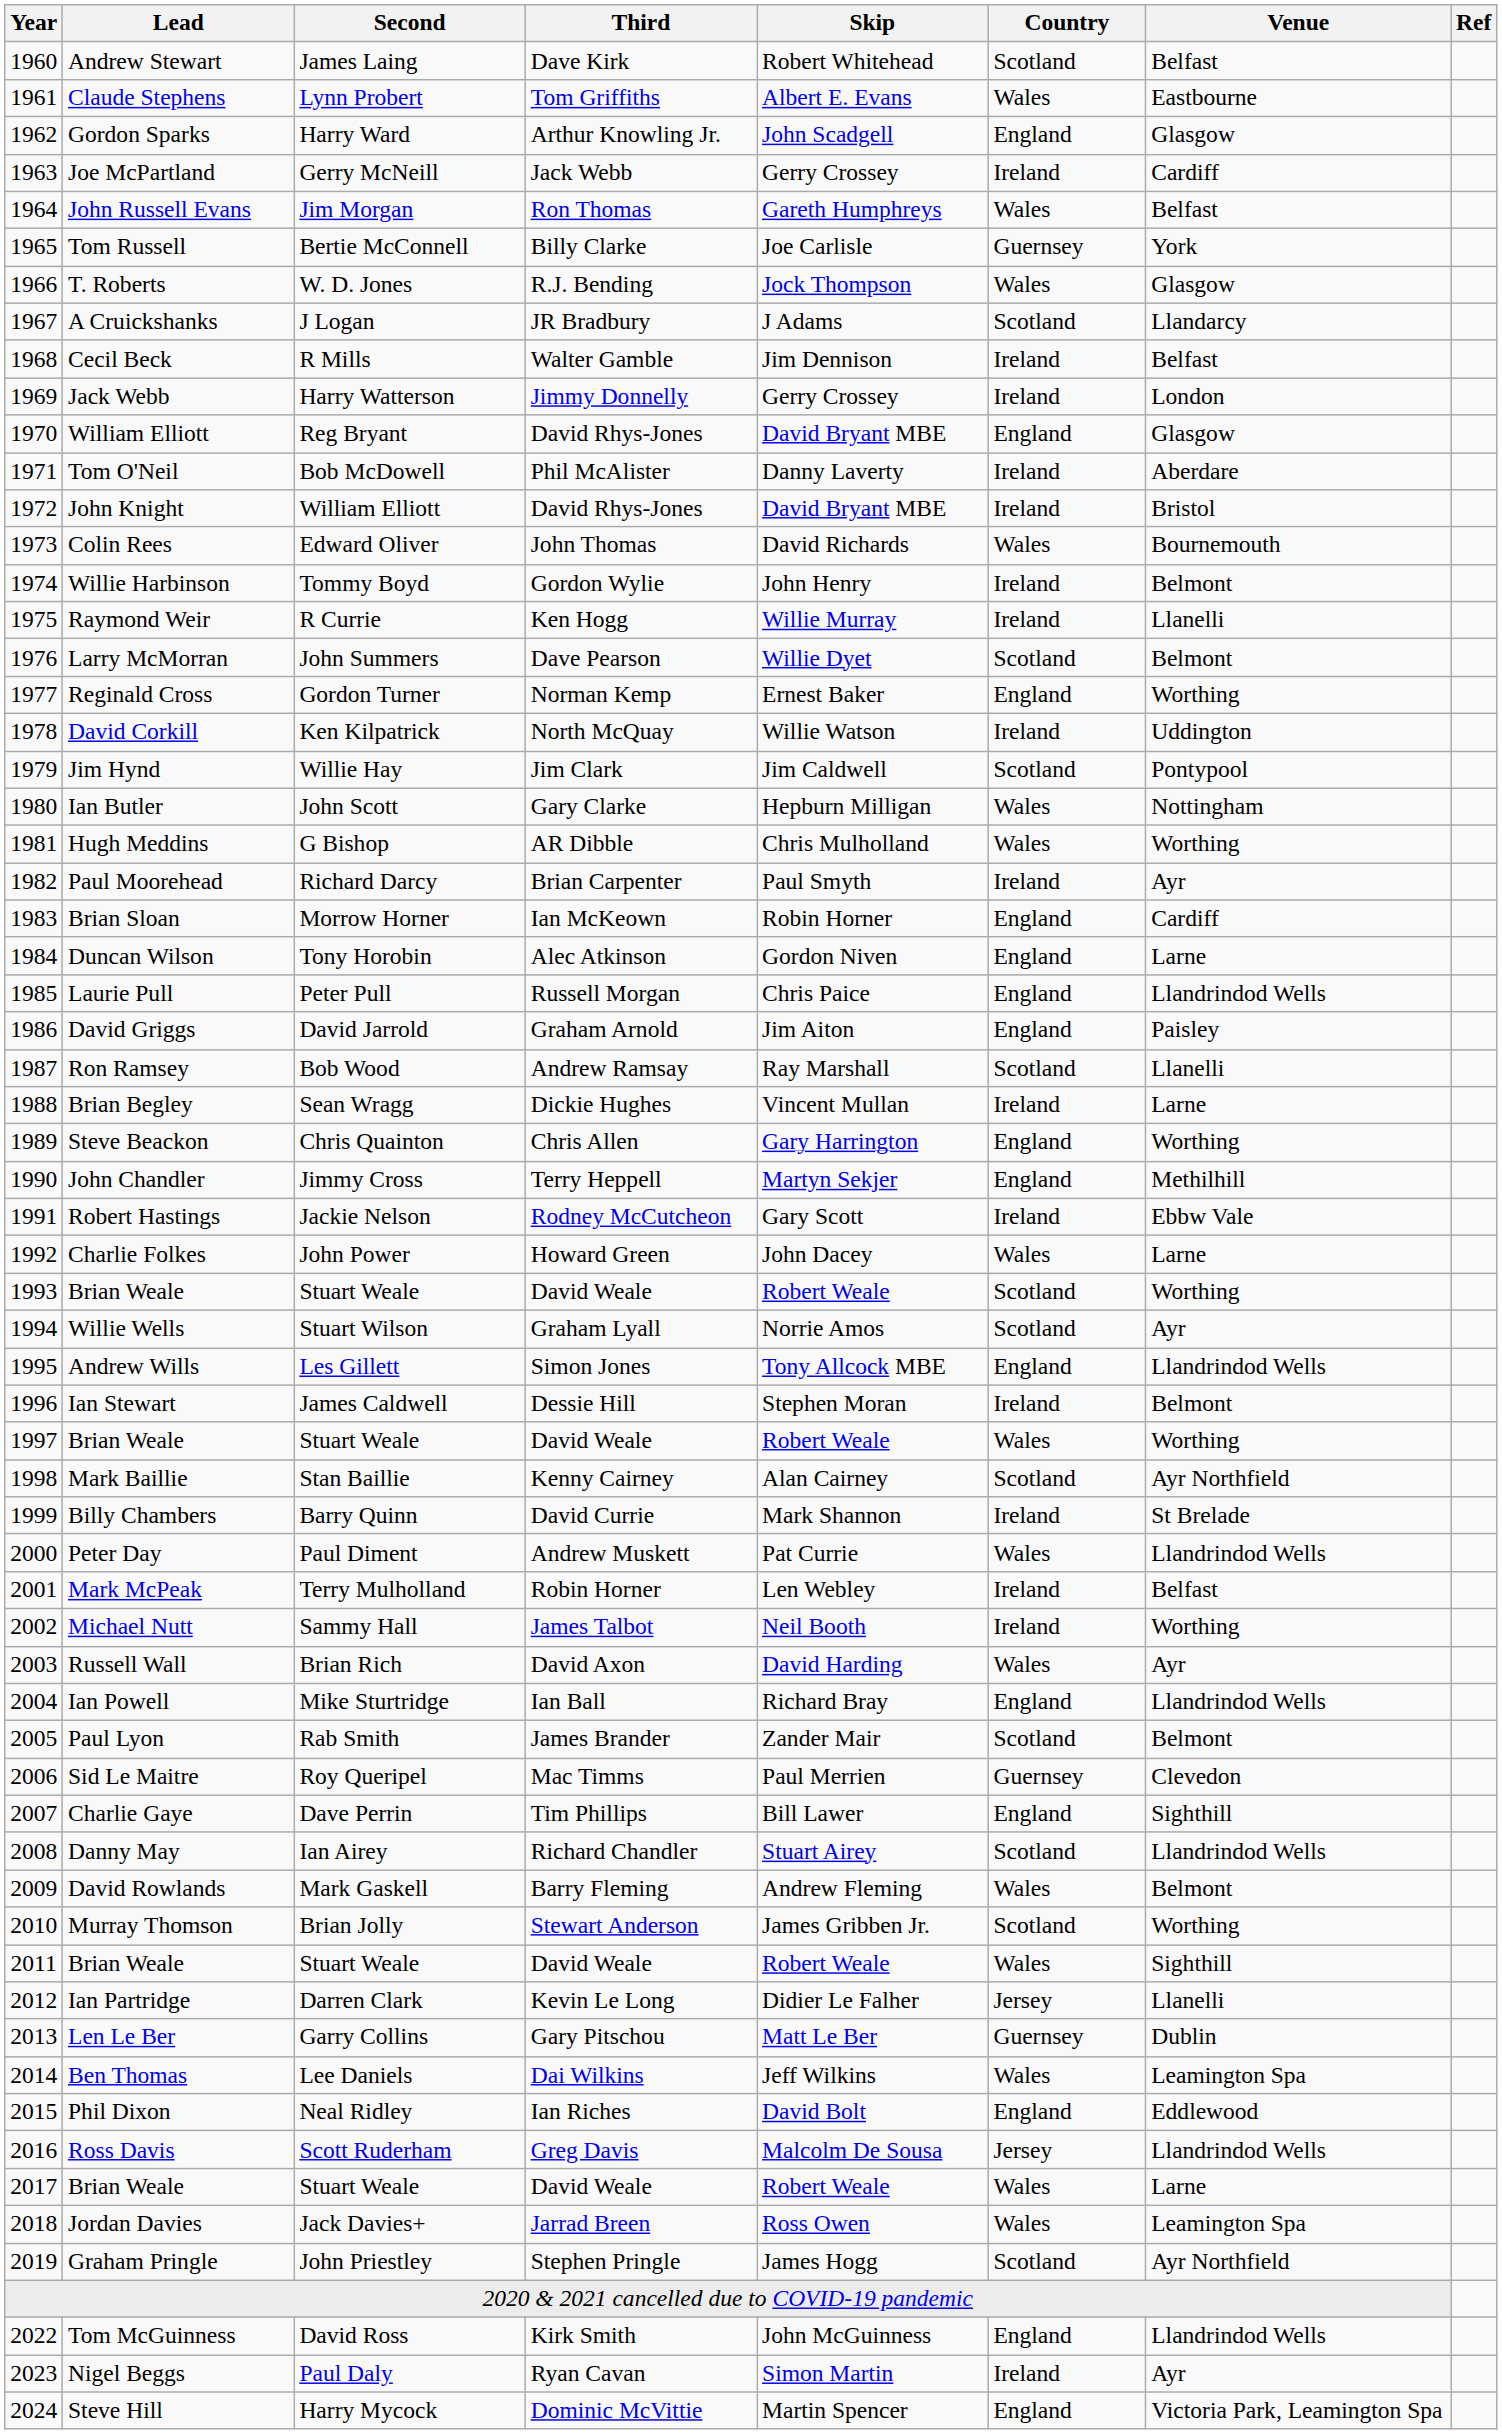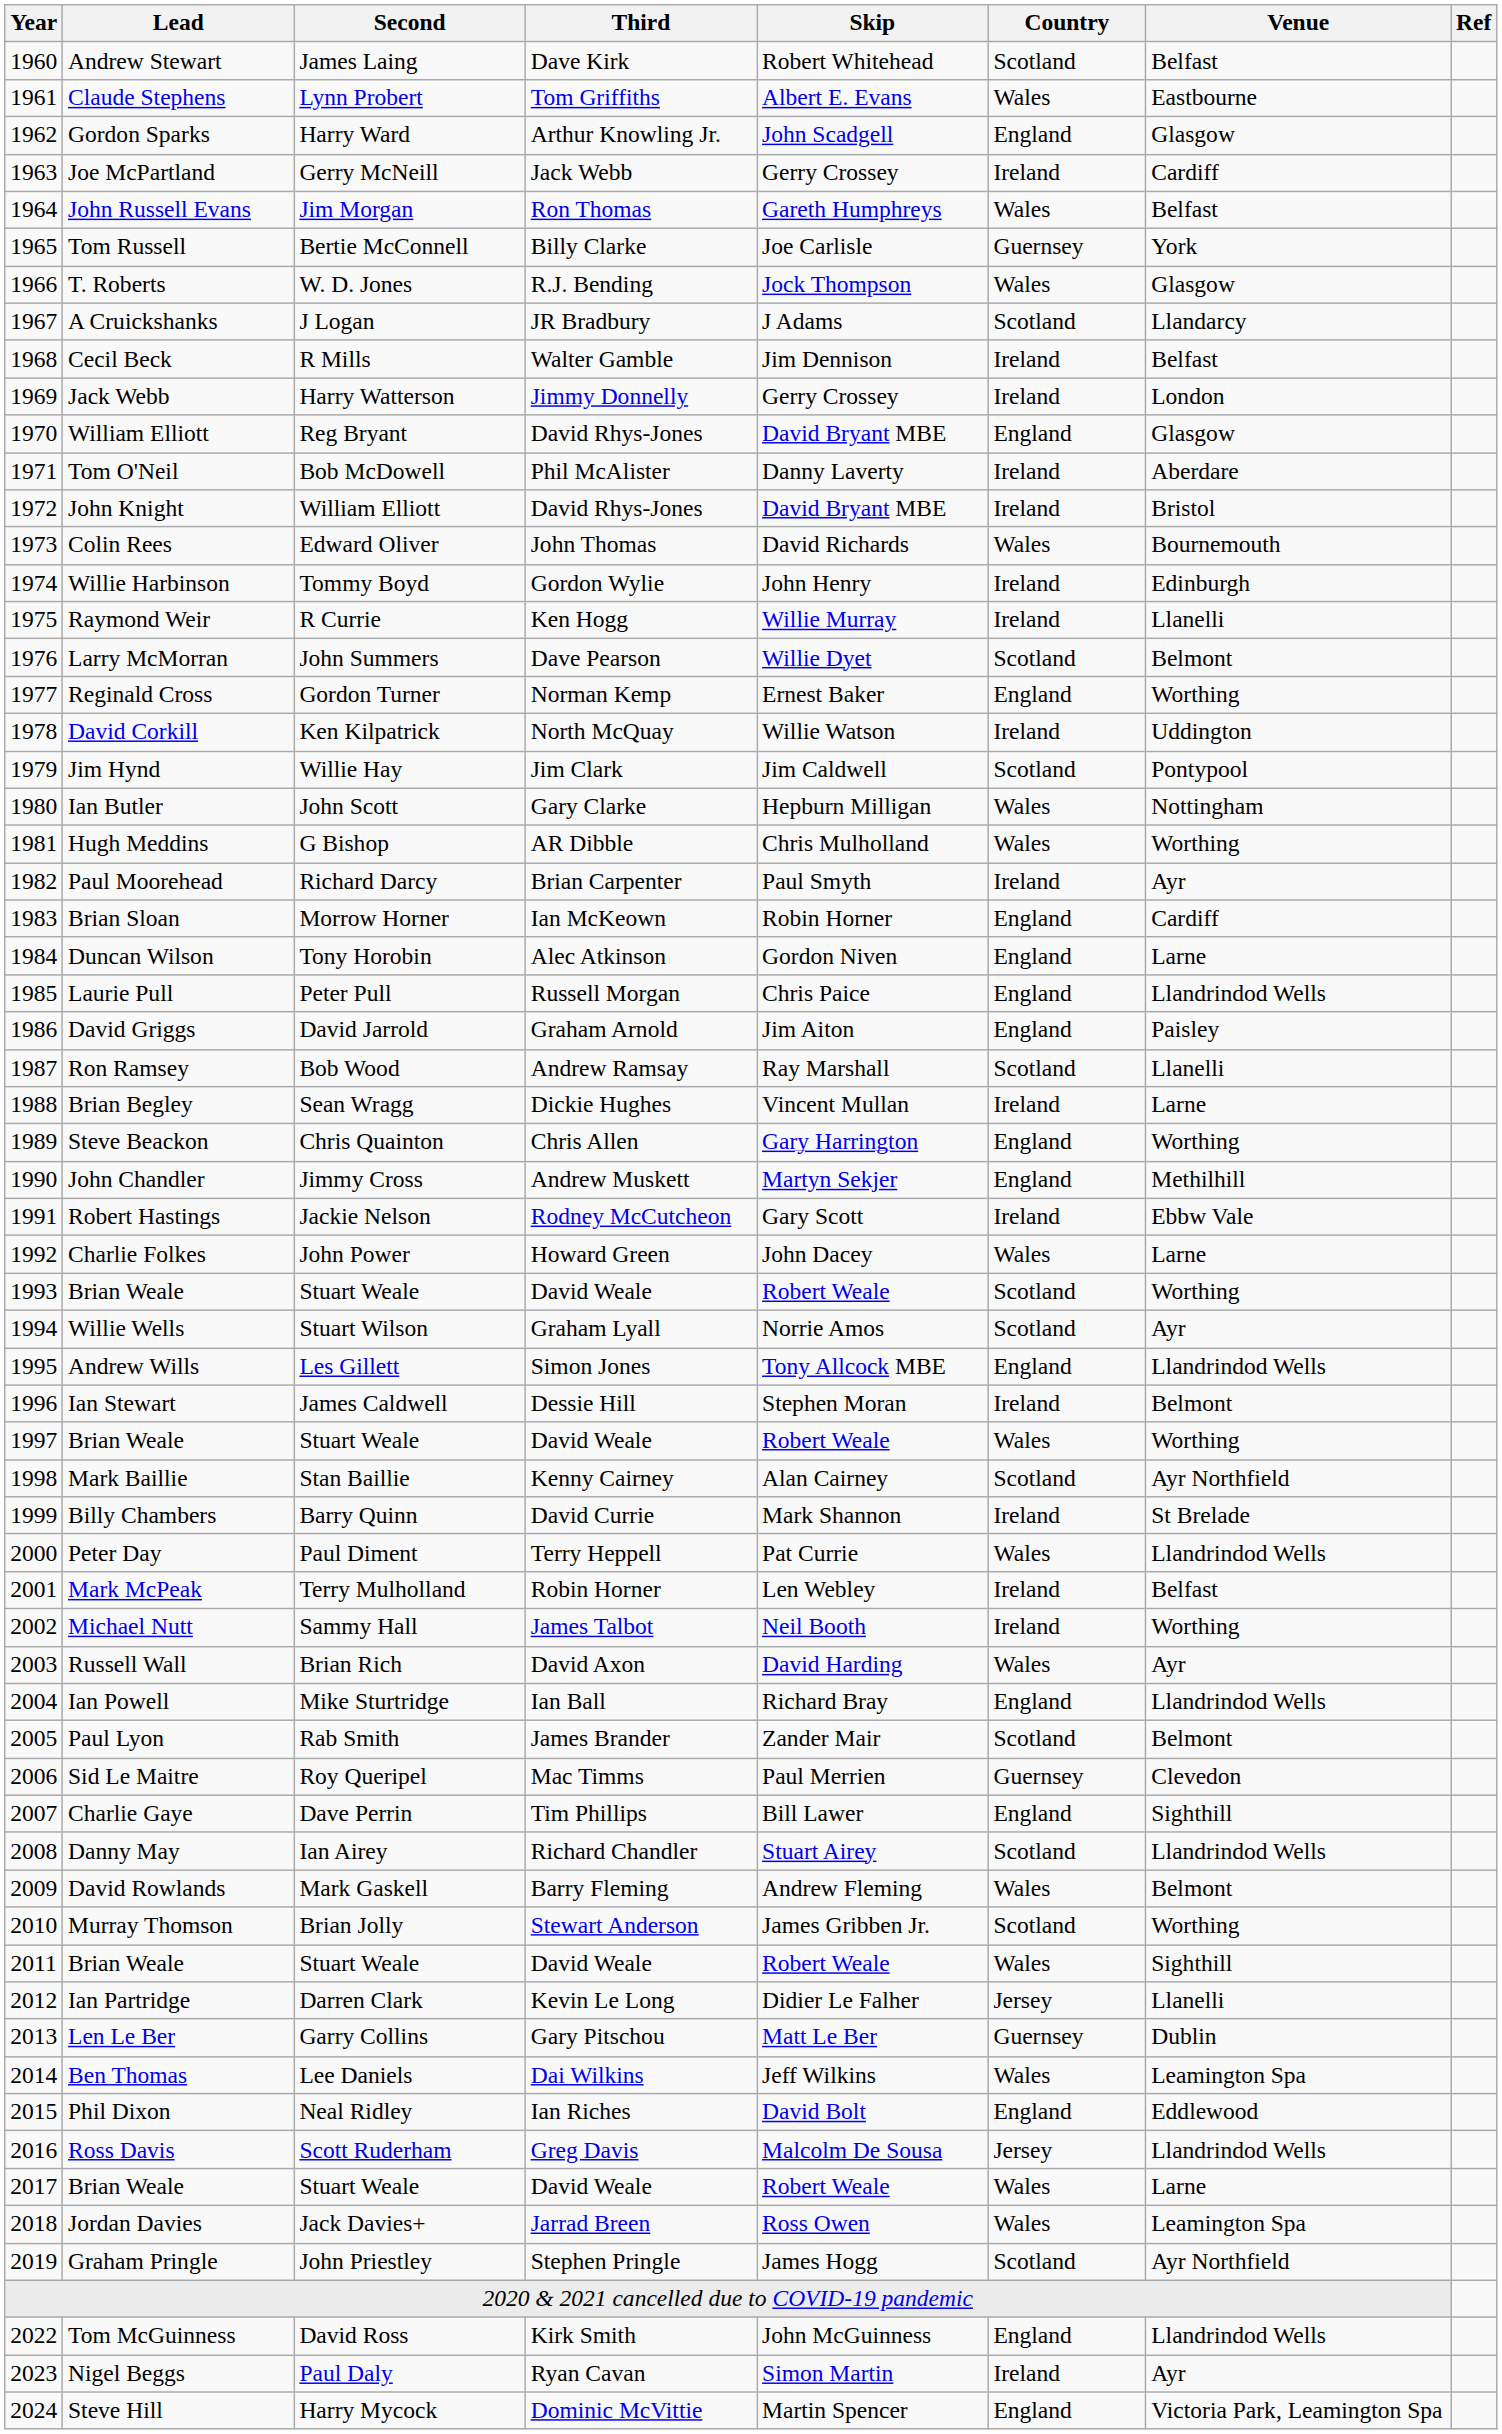(1192, 582) Belmont -> (1201, 582) Edinburgh
(596, 1179) Terry Heppell -> (610, 1179) Andrew Muskett
(610, 1552) Andrew Muskett -> (596, 1552) Terry Heppell
